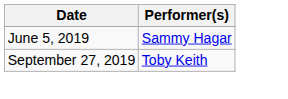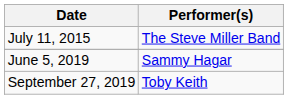+ row: (49, 37)
